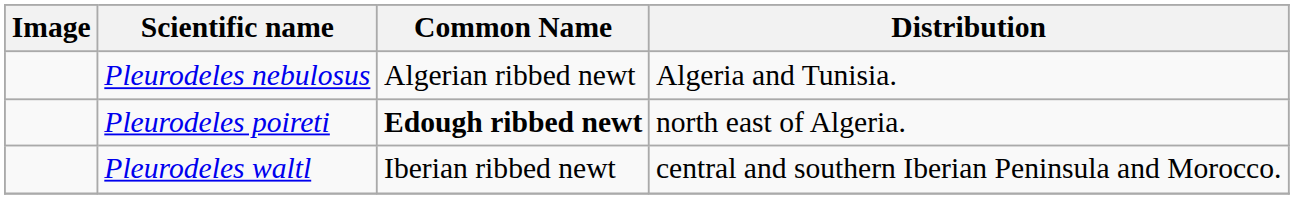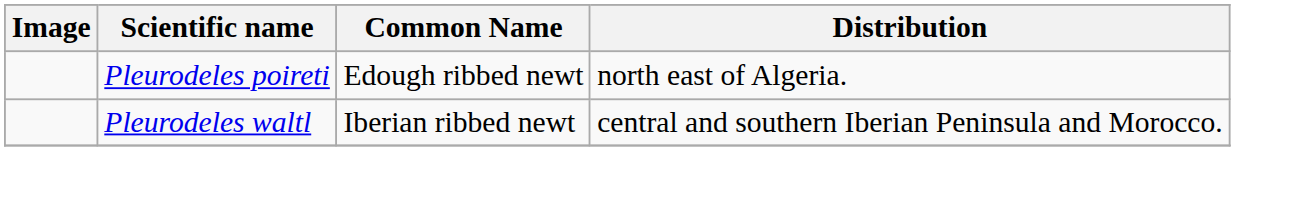- row: (237, 74)
(513, 121) bold -> (463, 74) normal
